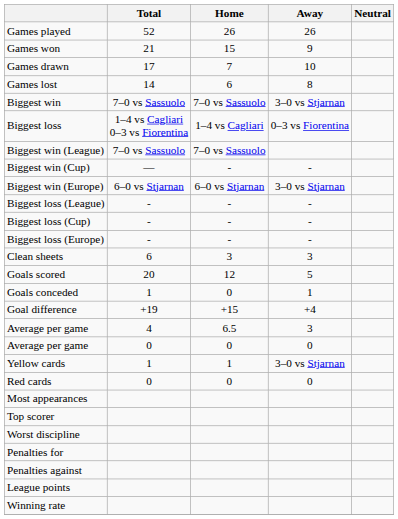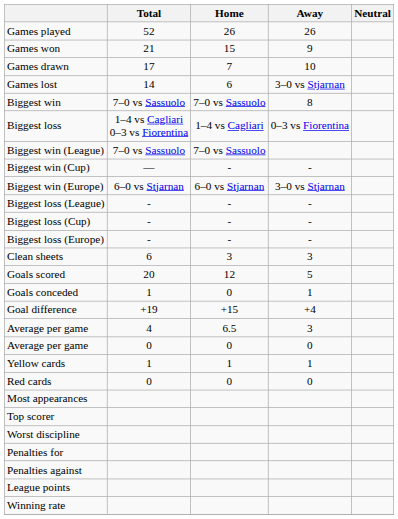(310, 84) 8 -> (310, 84) 3–0 vs Stjarnan
(310, 102) 3–0 vs Stjarnan -> (310, 102) 8
(310, 363) 3–0 vs Stjarnan -> (310, 363) 1
